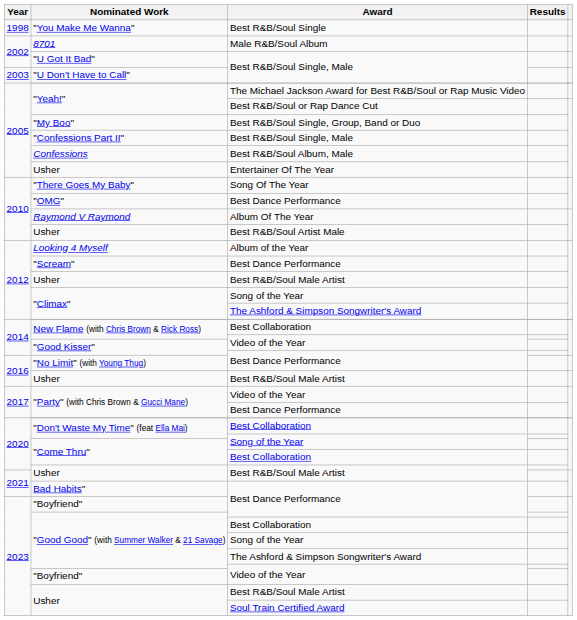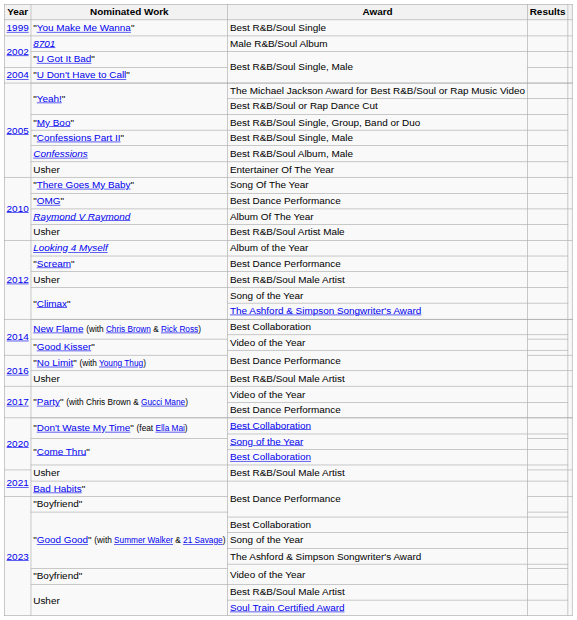(18, 28) 1998 -> (18, 28) 1999
(18, 75) 2003 -> (18, 75) 2004
